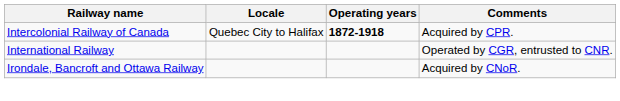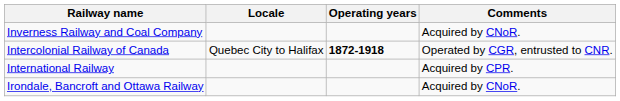+ row: (105, 31)
(468, 31) Acquired by CPR. -> (517, 50) Operated by CGR, entrusted to CNR.
(517, 50) Operated by CGR, entrusted to CNR. -> (468, 68) Acquired by CPR.
